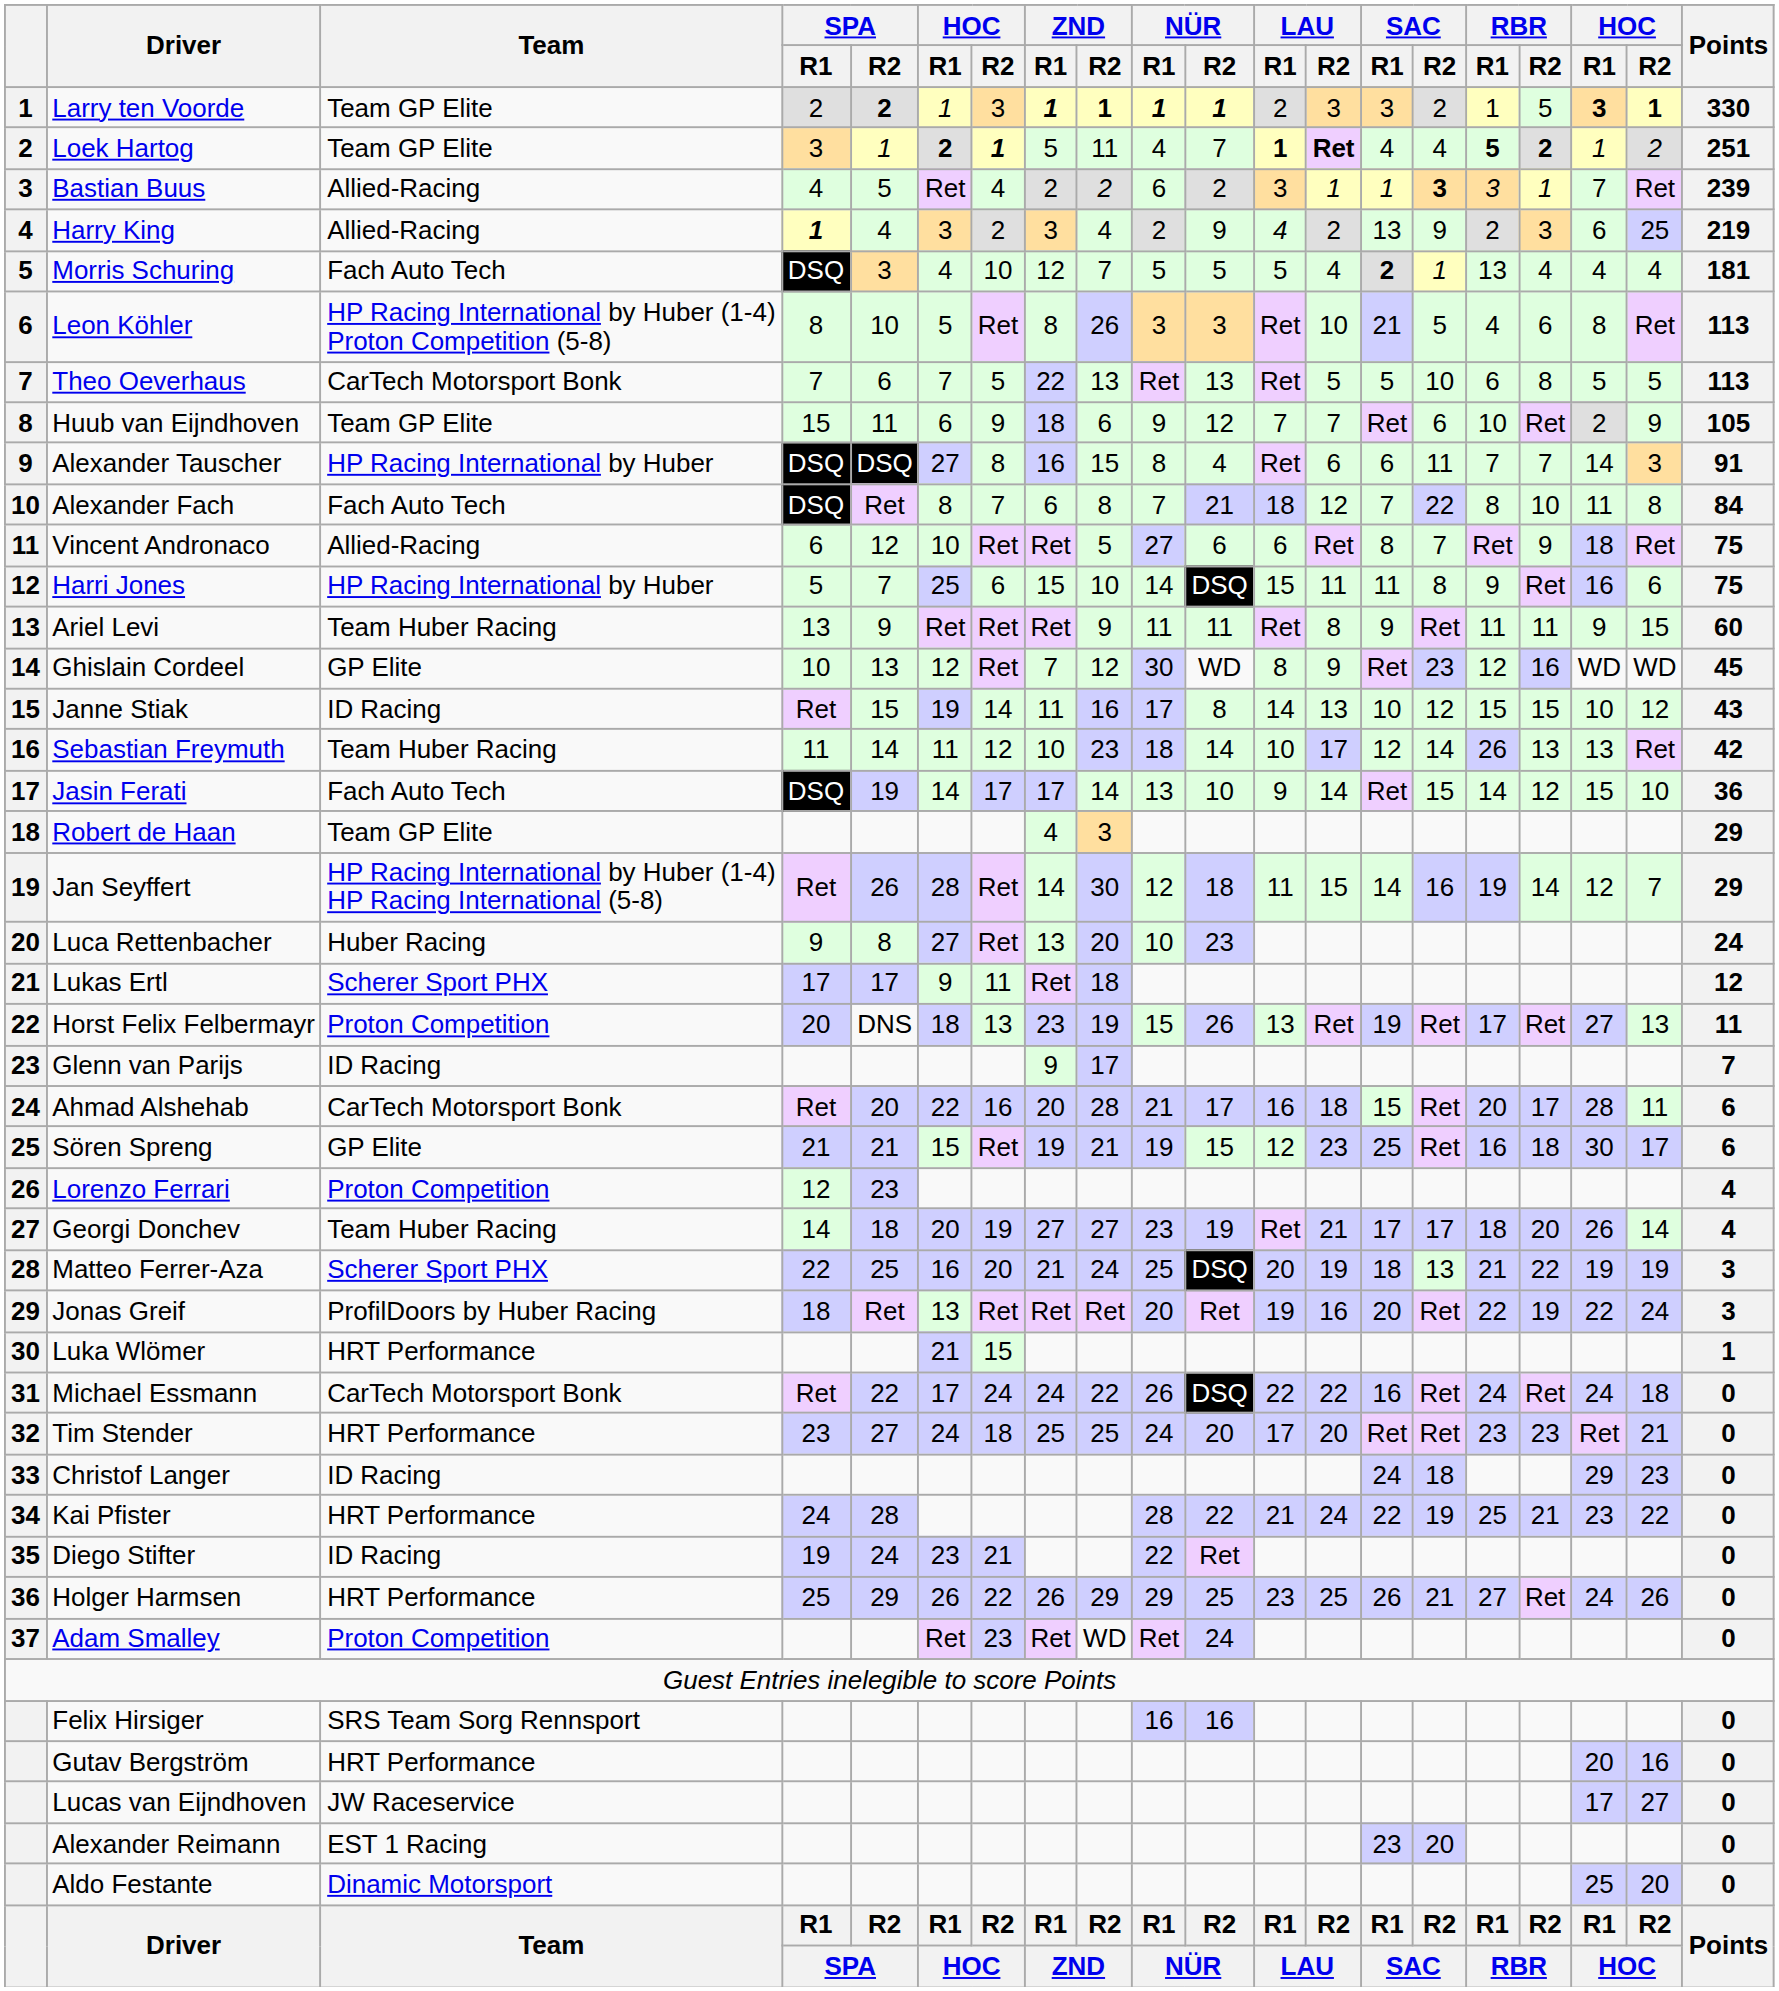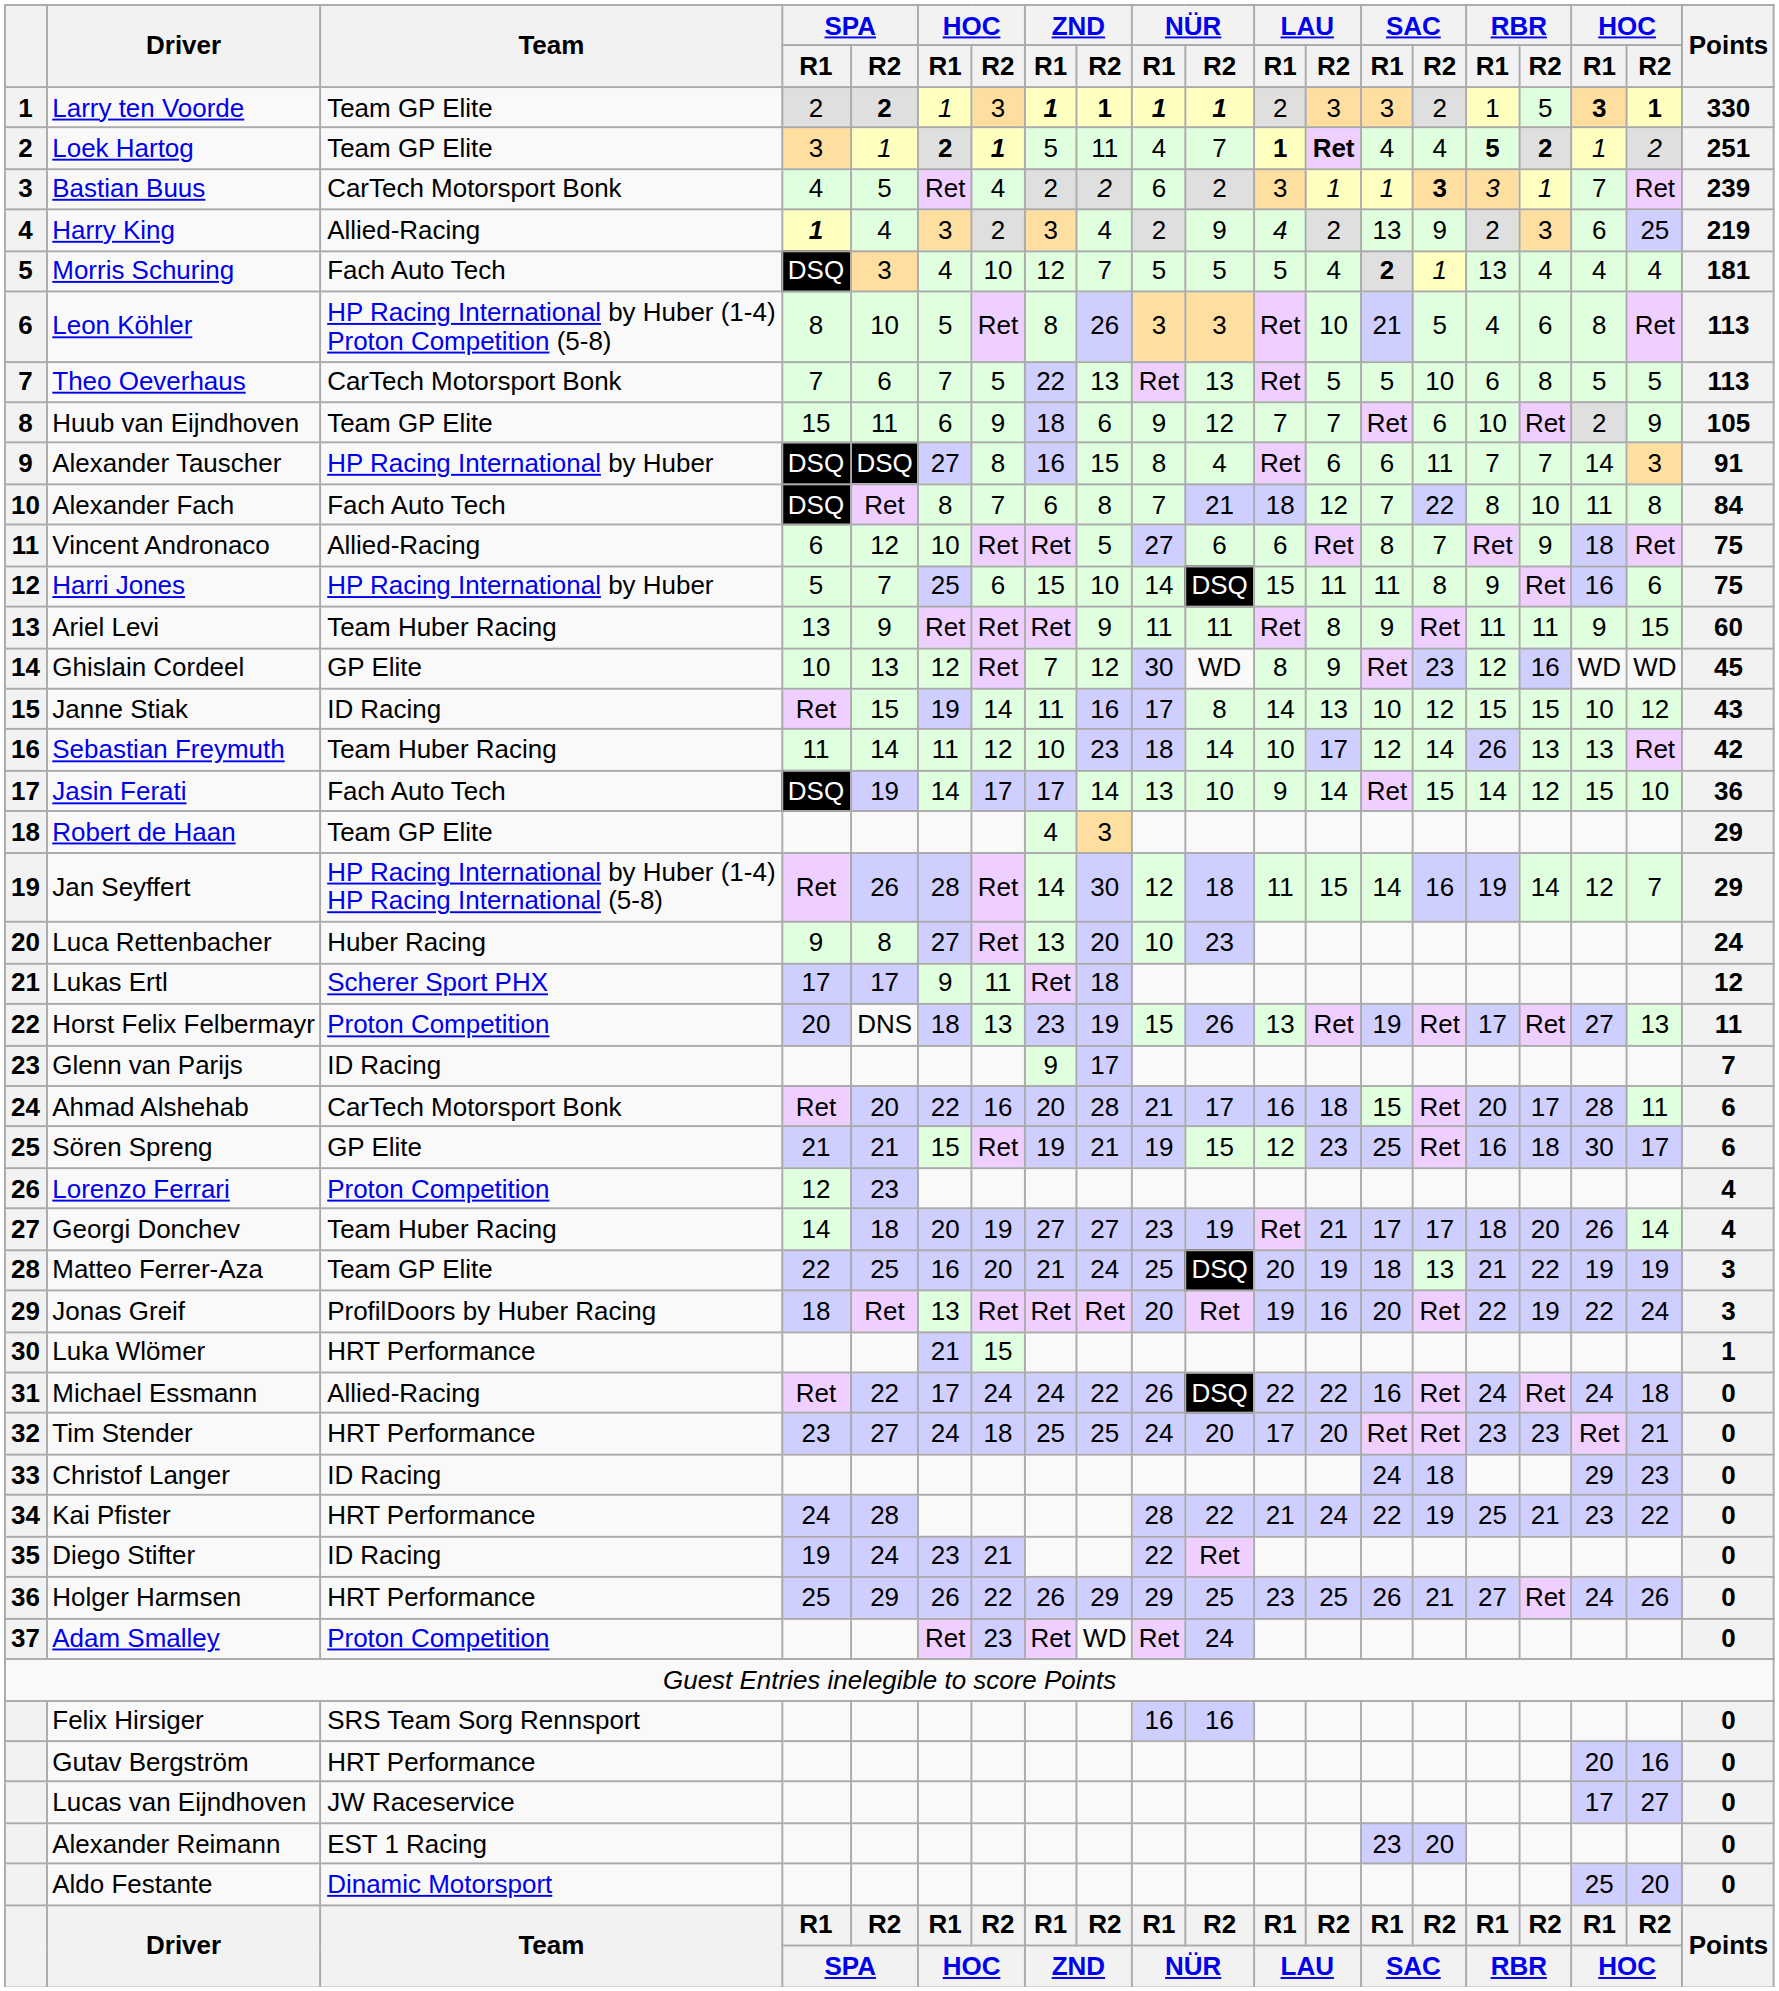(404, 189) Allied-Racing -> (474, 189) CarTech Motorsport Bonk
(438, 1270) Scherer Sport PHX -> (410, 1270) Team GP Elite
(474, 1393) CarTech Motorsport Bonk -> (404, 1393) Allied-Racing
